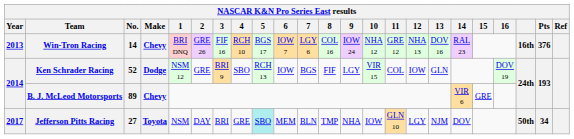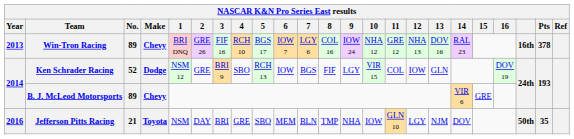(132, 46) 14 -> (132, 46) 89
(544, 46) 376 -> (544, 46) 378
(15, 121) 2017 -> (15, 121) 2016
(132, 121) 27 -> (132, 121) 21
(263, 121) paleturquoise background -> (263, 121) no background
(544, 121) 34 -> (544, 121) 35
